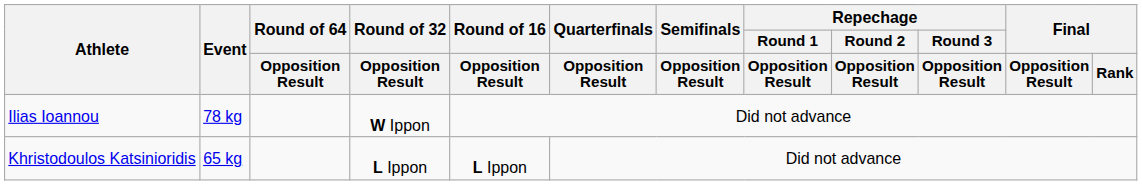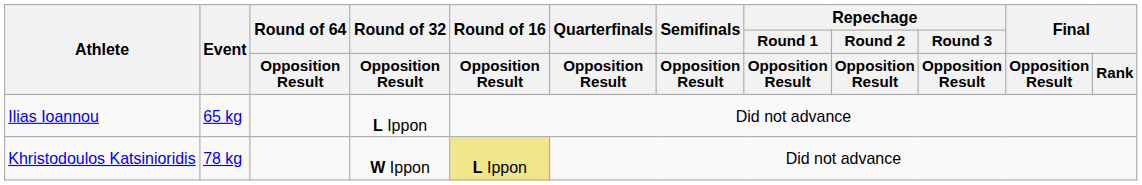(223, 116) 78 kg -> (223, 116) 65 kg
(400, 125) W Ippon -> (400, 125) L Ippon
(223, 159) 65 kg -> (223, 159) 78 kg
(400, 168) L Ippon -> (400, 168) W Ippon
(500, 168) no background -> (500, 168) khaki background
